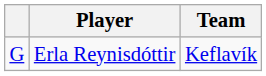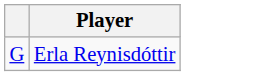- column: (221, 20)
